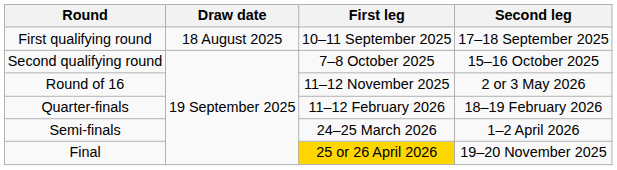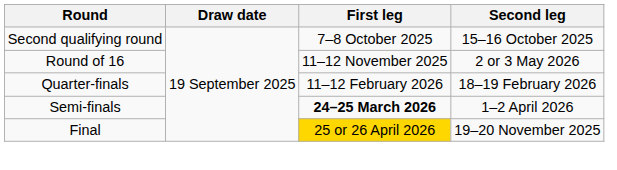- row: (85, 38)
(377, 130) normal -> (375, 107) bold
